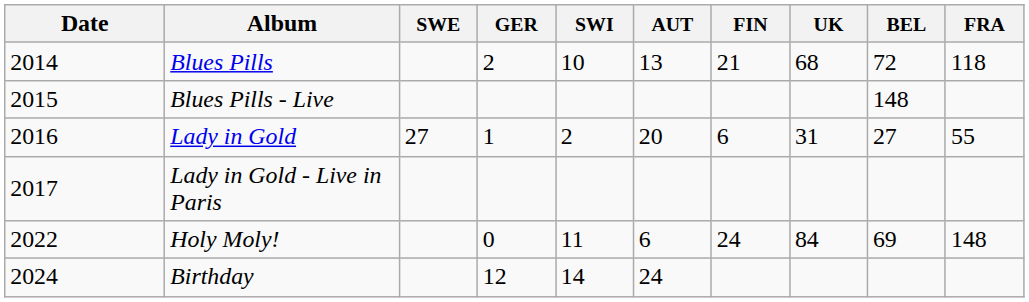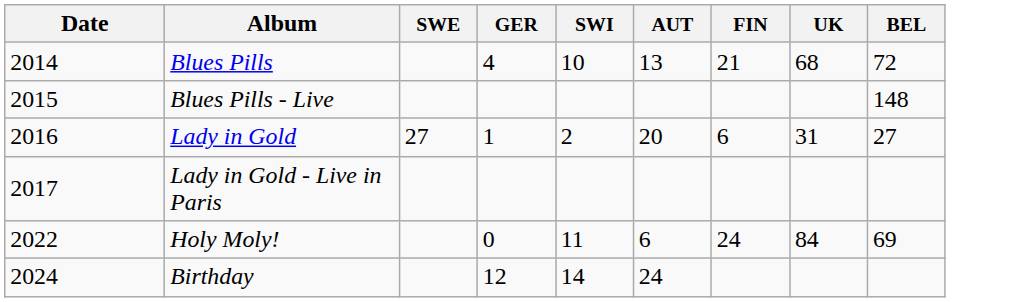- column: (985, 24)
(489, 61) 2 -> (489, 61) 4
